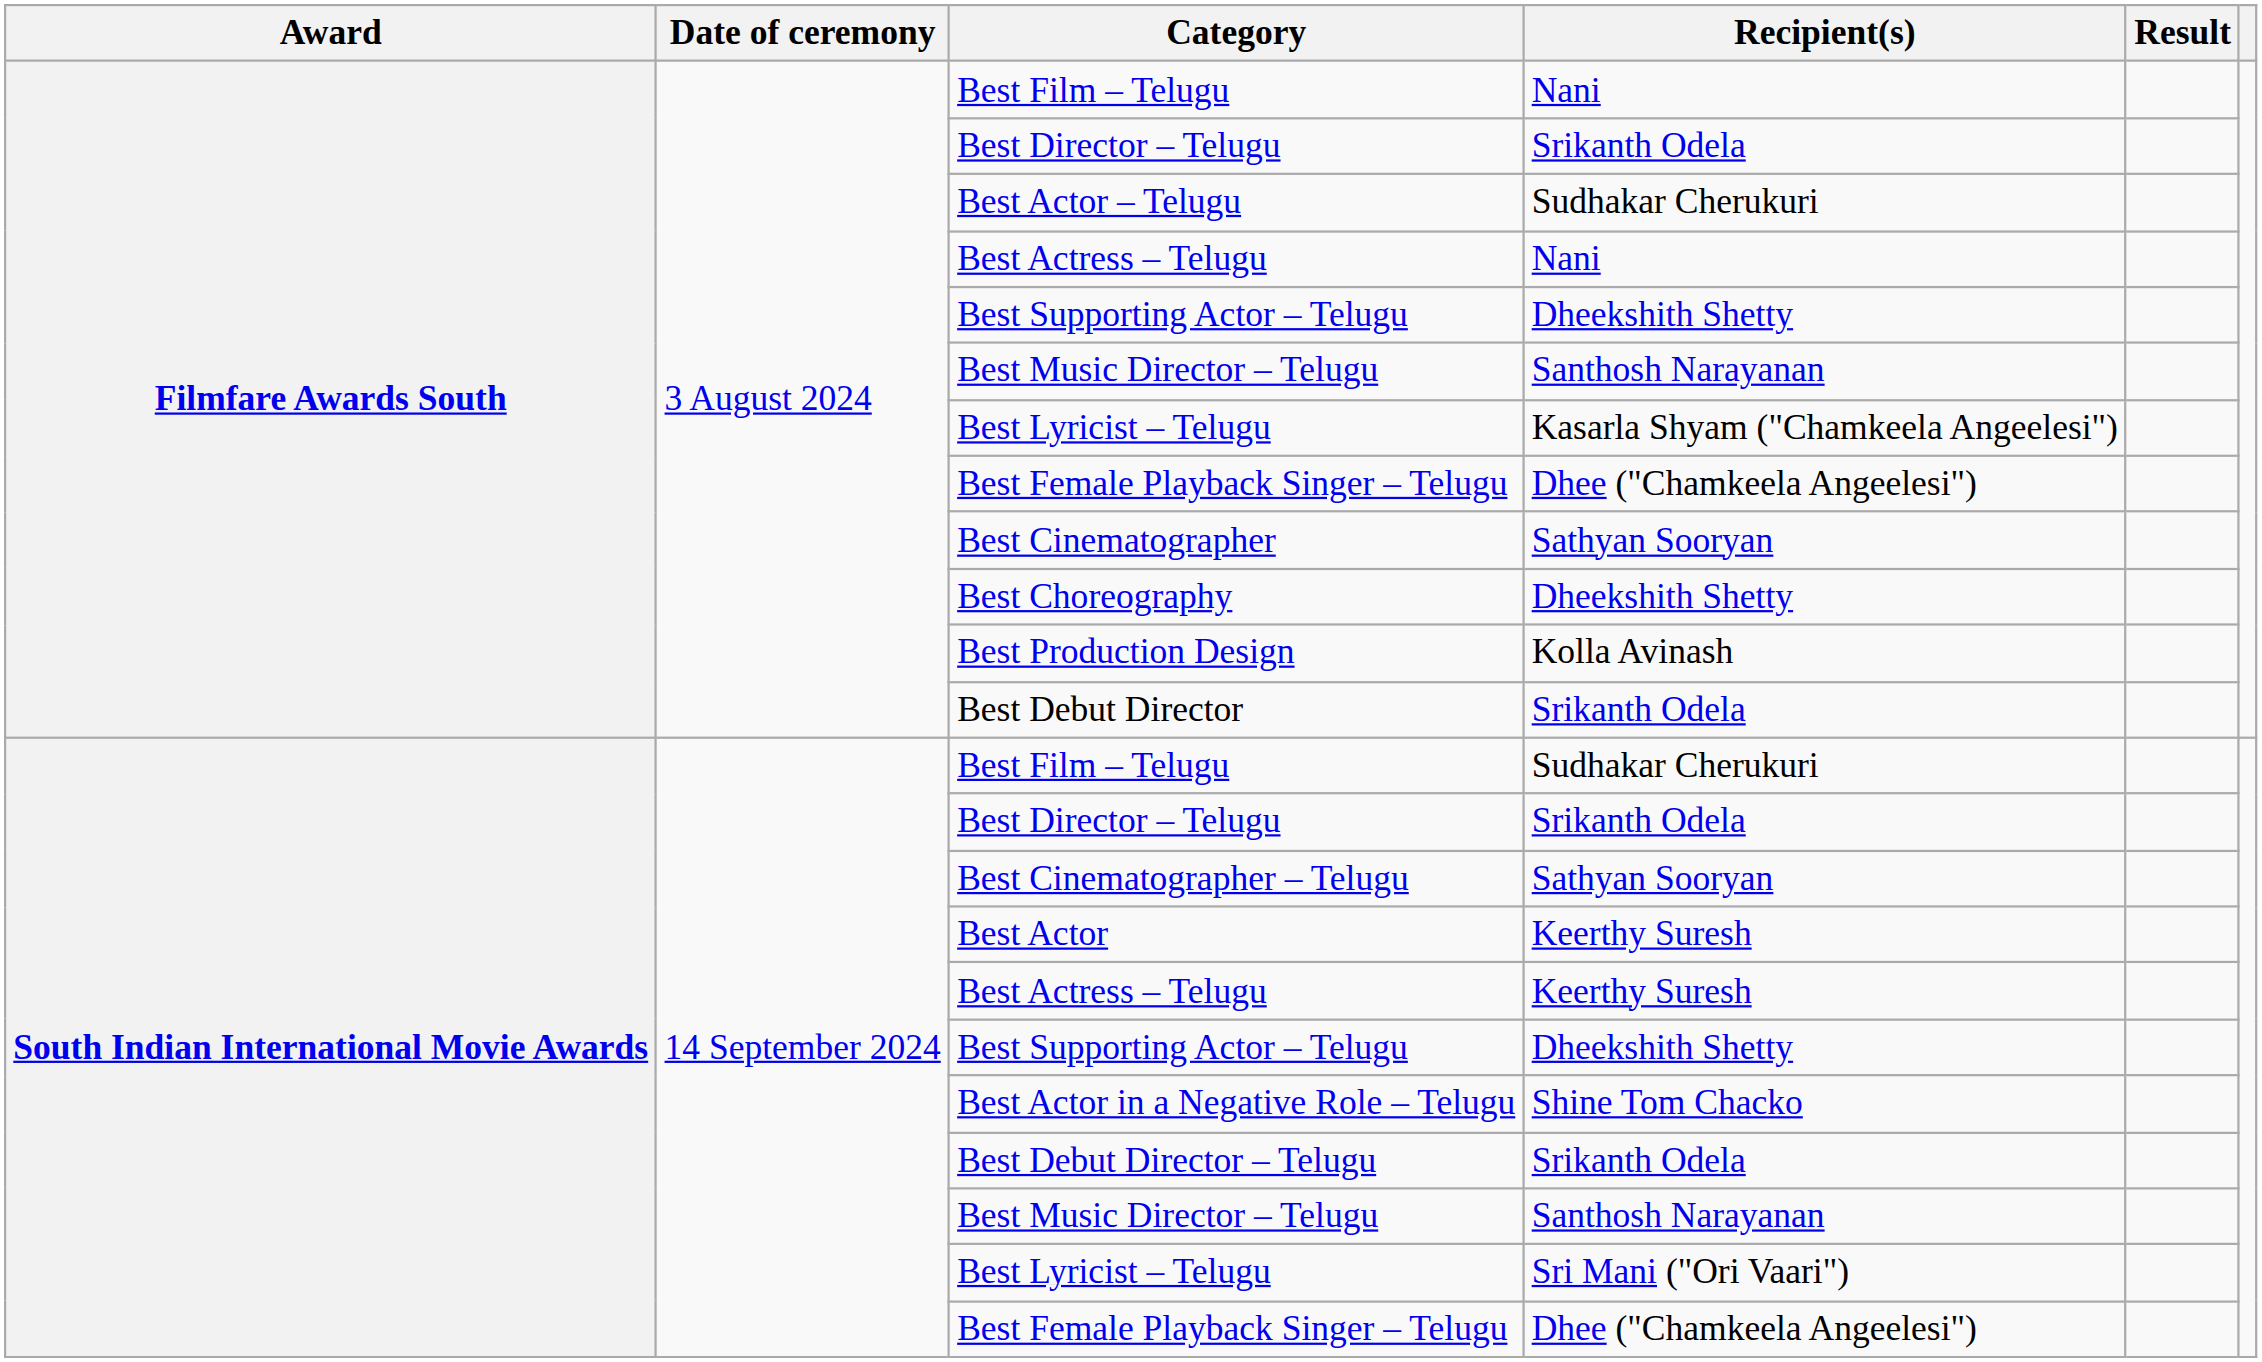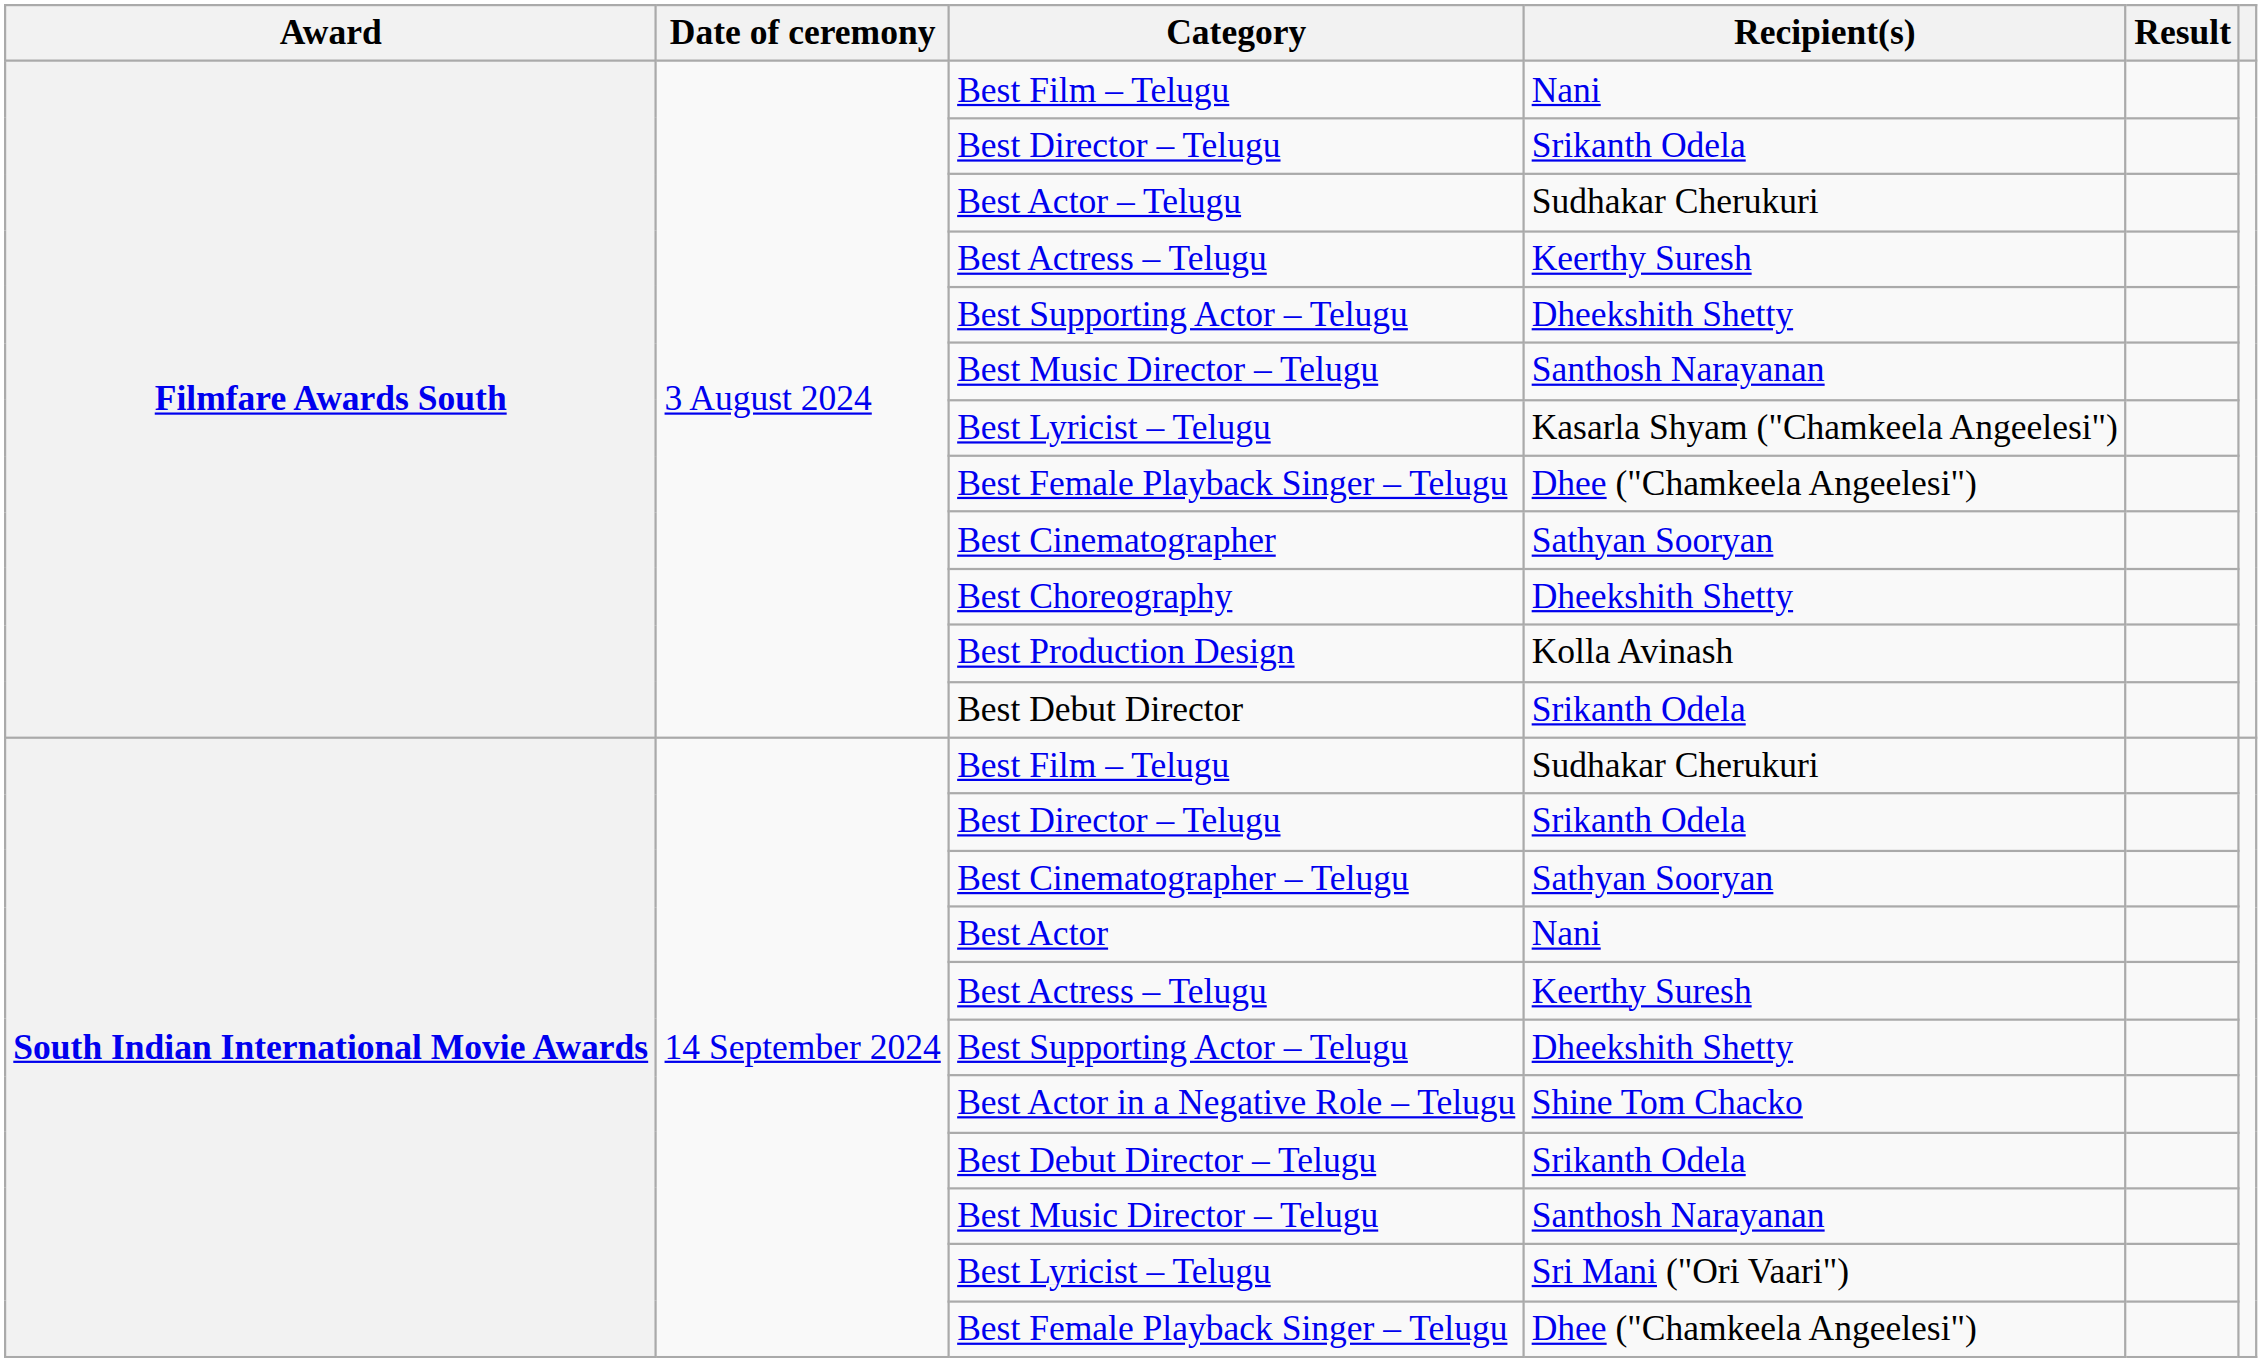(1566, 257) Nani -> (1642, 257) Keerthy Suresh
(1642, 933) Keerthy Suresh -> (1566, 933) Nani
